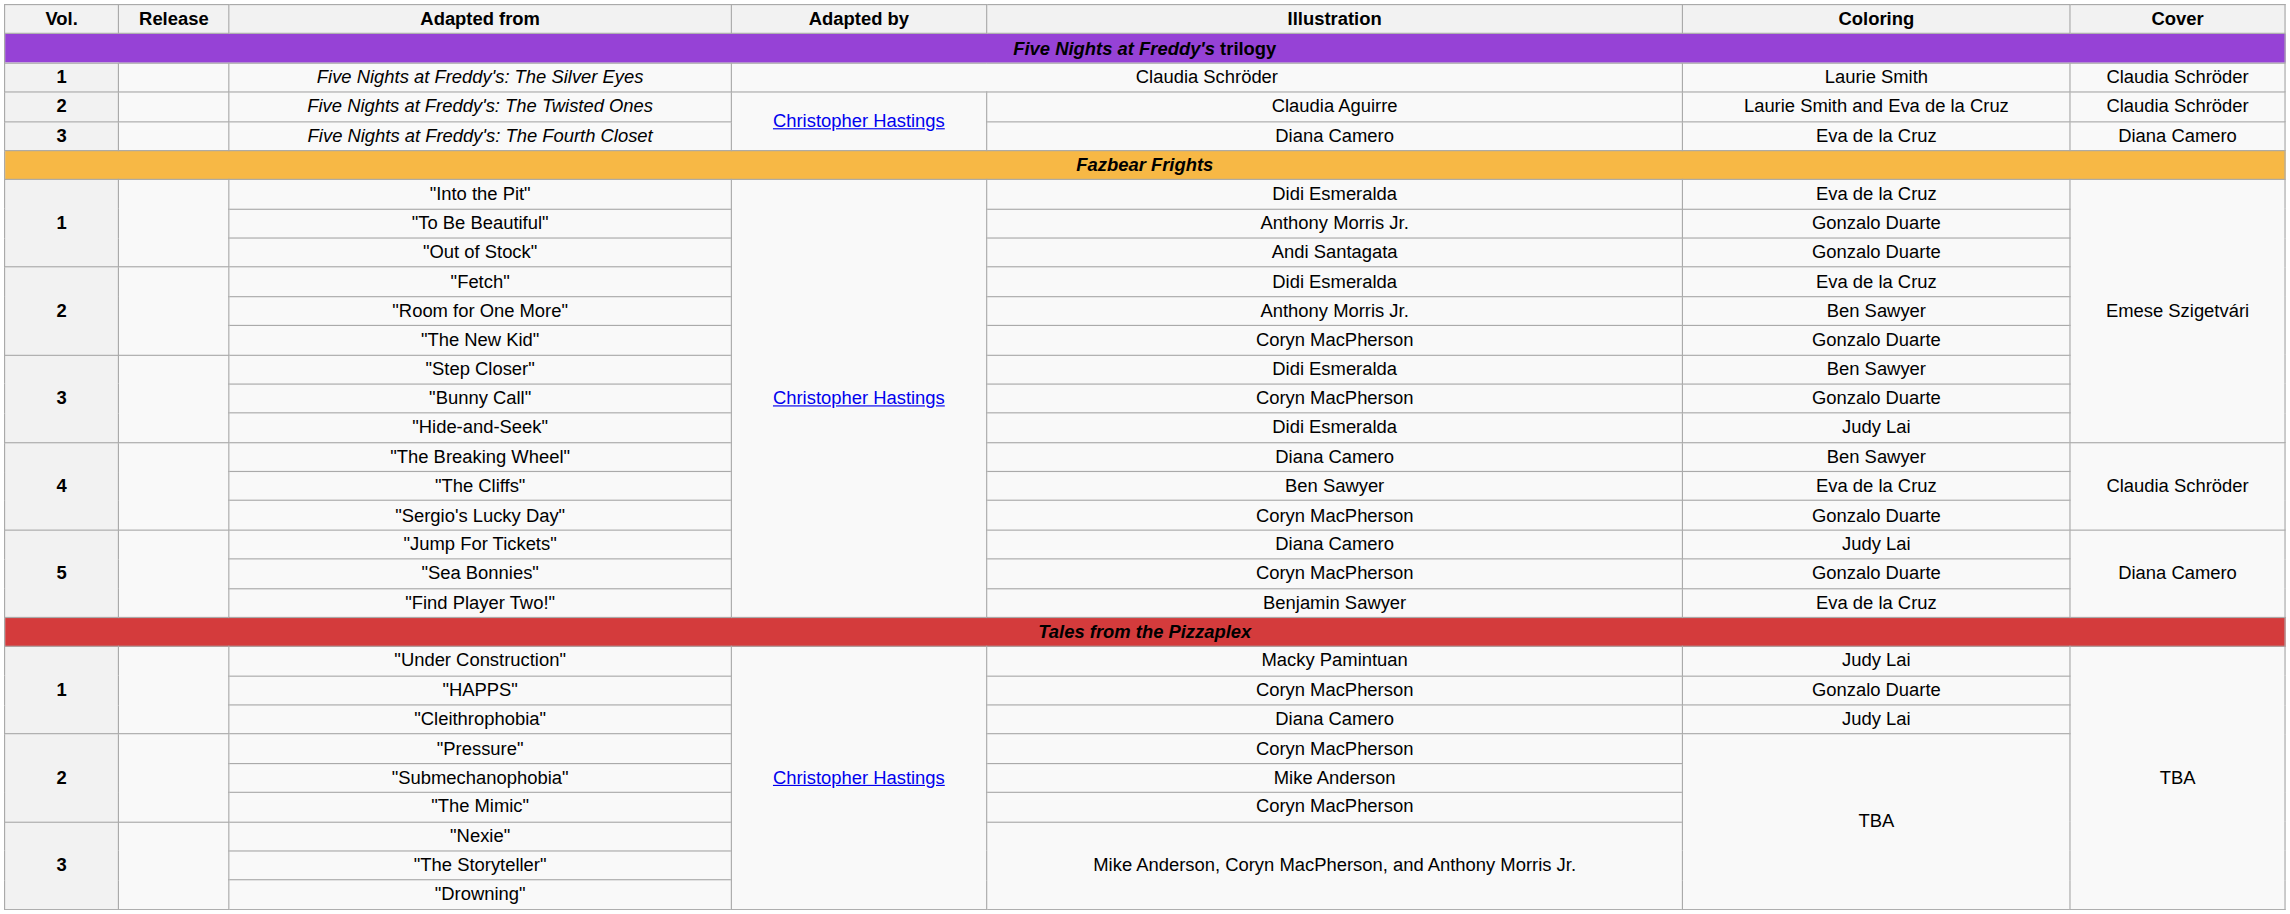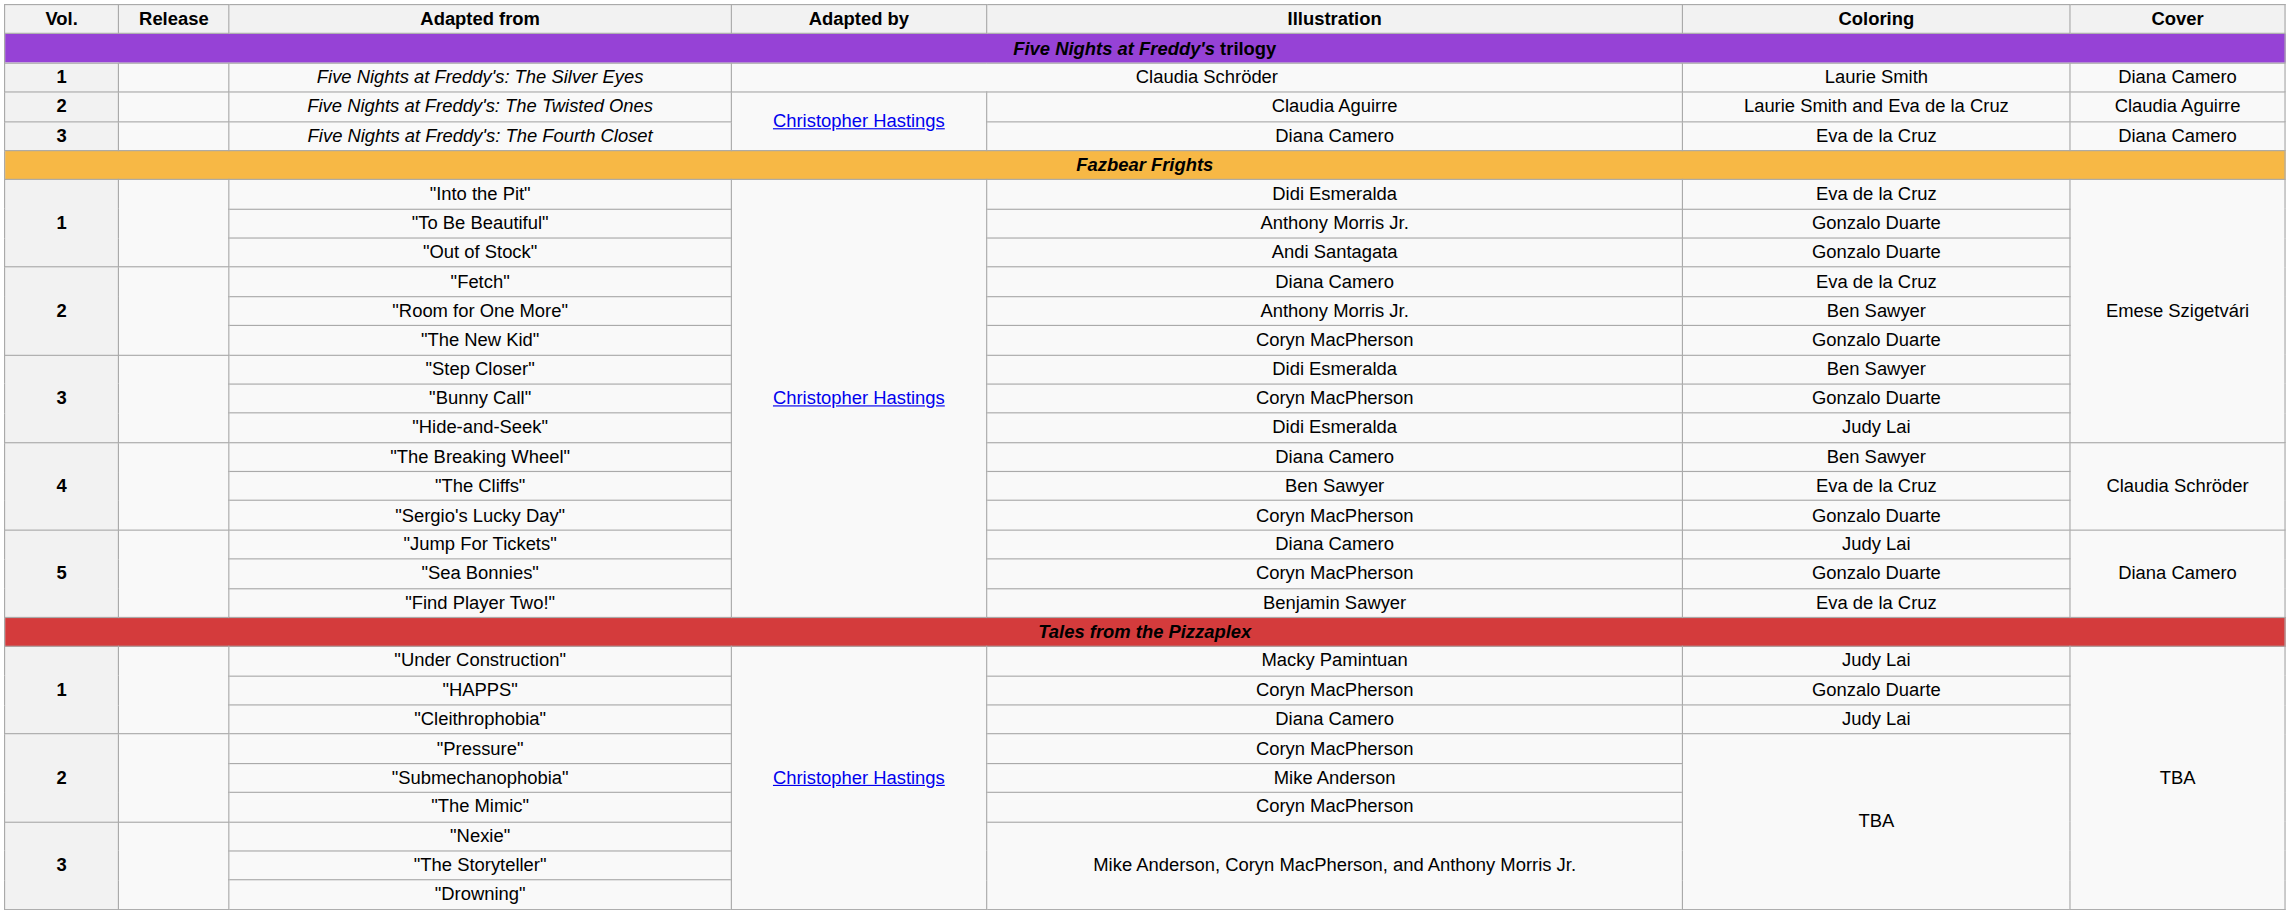(2178, 77) Claudia Schröder -> (2178, 77) Diana Camero
(2178, 106) Claudia Schröder -> (2178, 106) Claudia Aguirre
(1335, 281) Didi Esmeralda -> (1335, 281) Diana Camero
